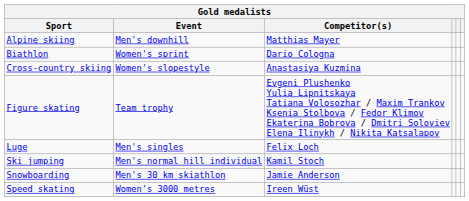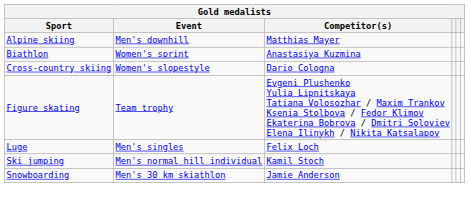(301, 54) Dario Cologna -> (314, 54) Anastasiya Kuzmina
(314, 68) Anastasiya Kuzmina -> (301, 68) Dario Cologna
- row: (40, 189)
